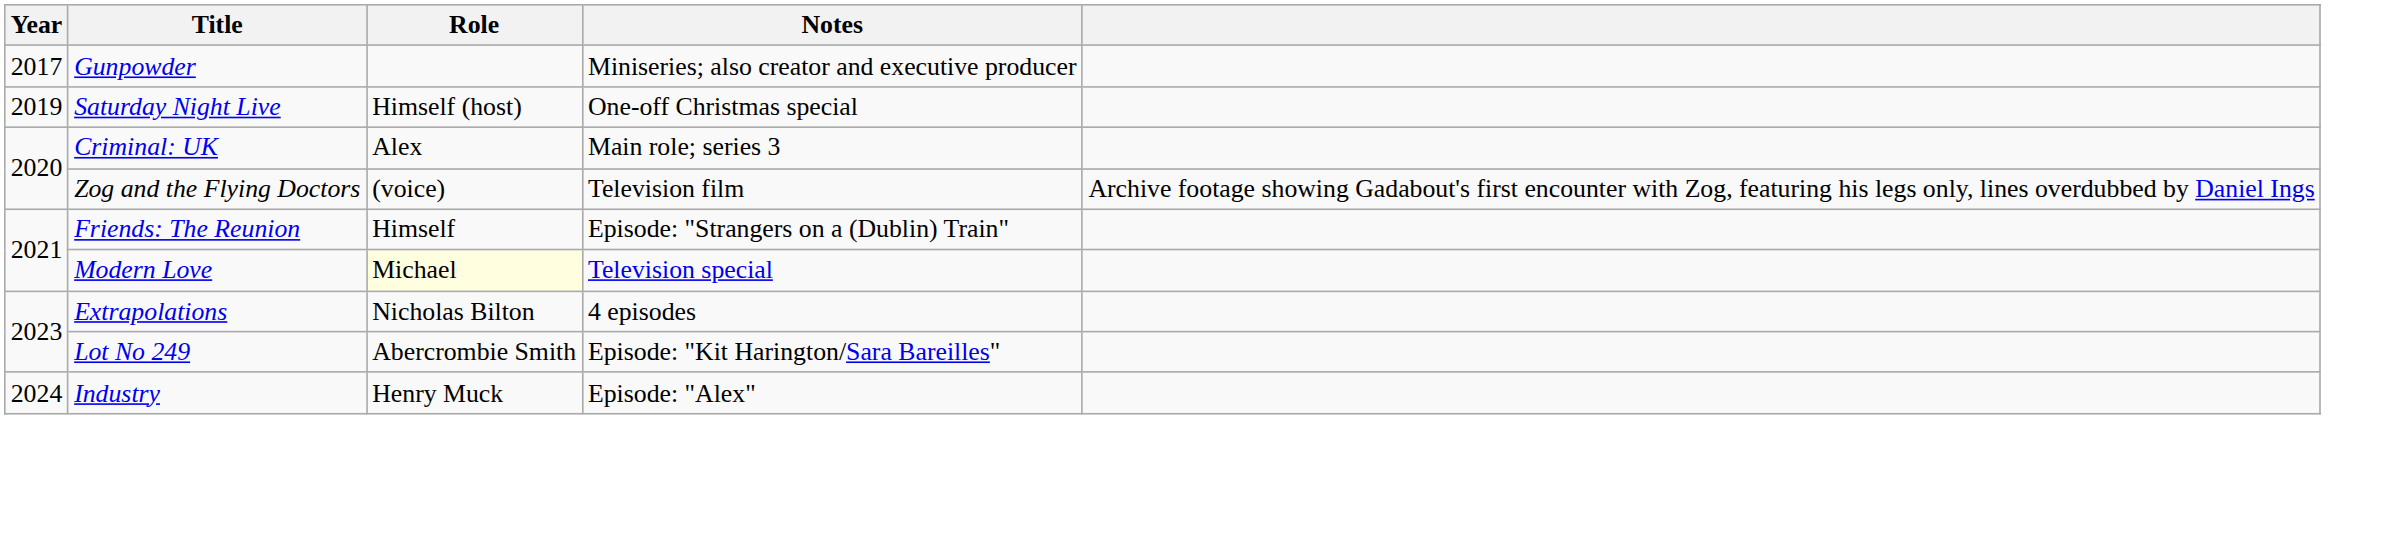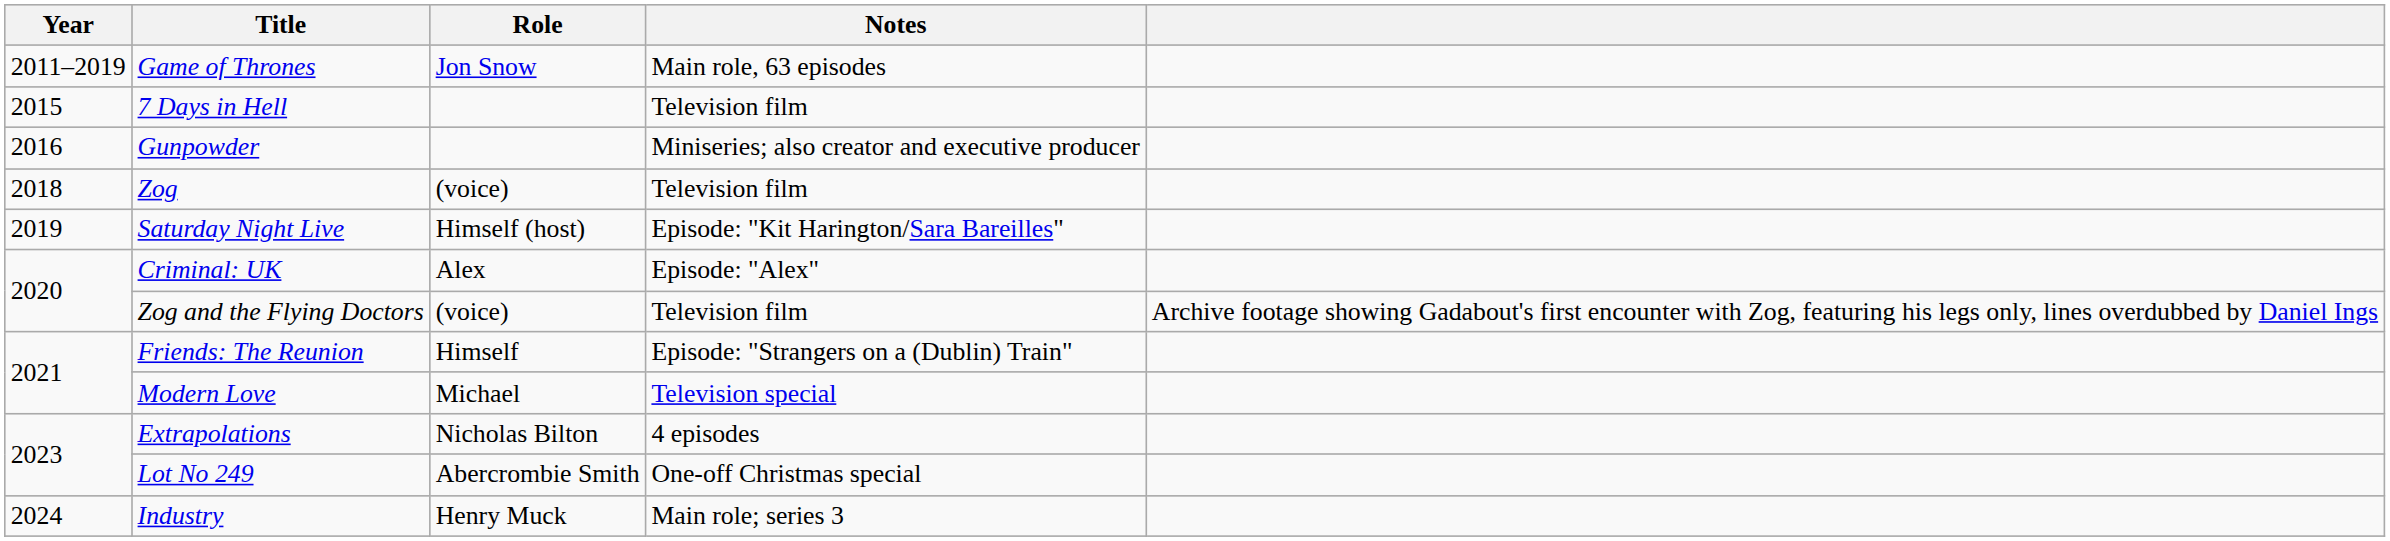+ row: (227, 65)
+ row: (212, 106)
(37, 65) 2017 -> (37, 147) 2016
+ row: (158, 188)
(723, 106) One-off Christmas special -> (858, 229) Episode: "Kit Harington/Sara Bareilles"
(684, 147) Main role; series 3 -> (735, 270) Episode: "Alex"
(414, 270) lightyellow background -> (478, 392) no background
(794, 351) Episode: "Kit Harington/Sara Bareilles" -> (786, 474) One-off Christmas special
(672, 392) Episode: "Alex" -> (748, 515) Main role; series 3
